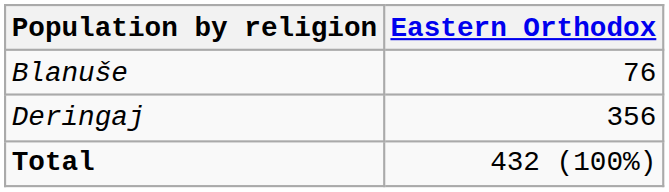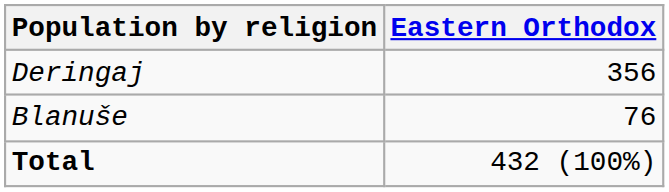rows swapped: (70, 73) <-> (78, 118)
